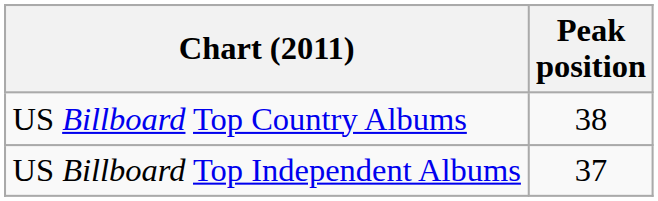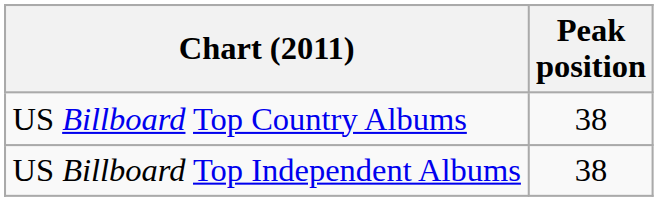(591, 169) 37 -> (591, 169) 38
